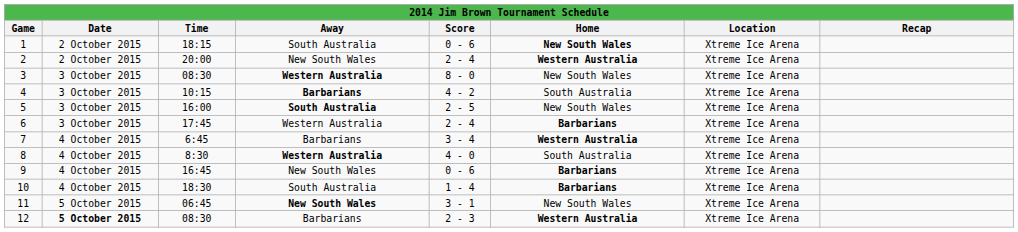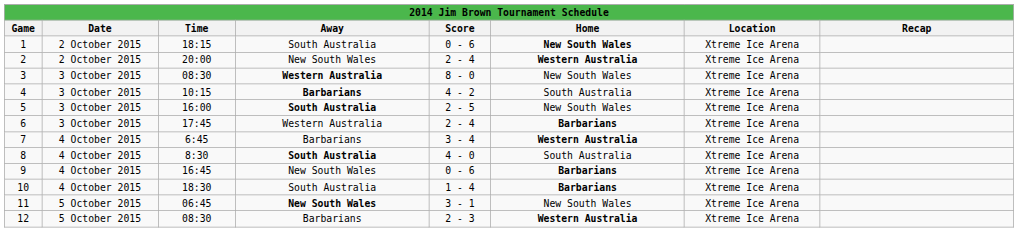(332, 155) Western Australia -> (332, 155) South Australia
(100, 219) bold -> (100, 219) normal
